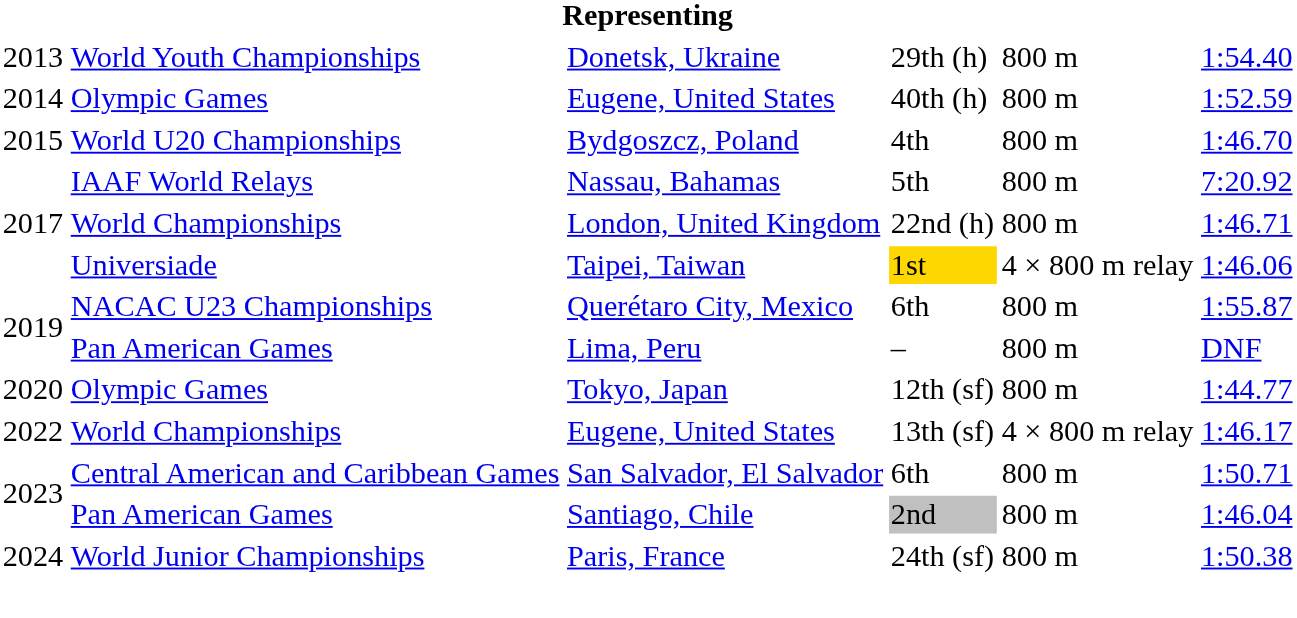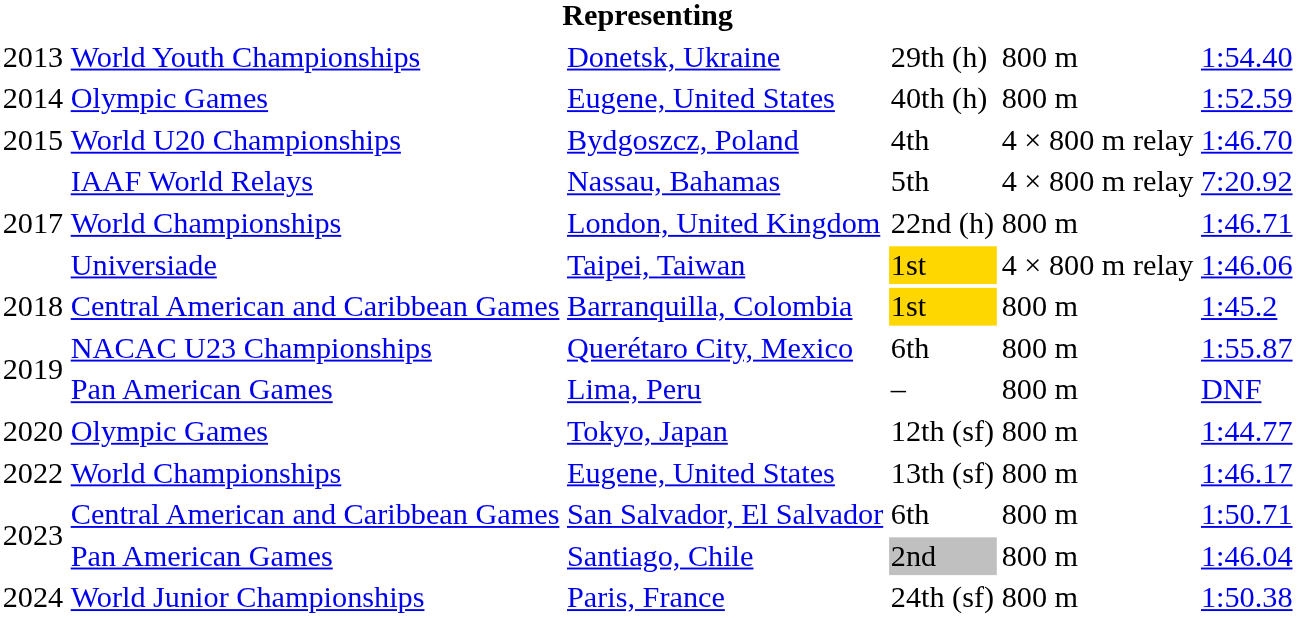(1040, 139) 800 m -> (1098, 139) 4 × 800 m relay
(1040, 181) 800 m -> (1098, 181) 4 × 800 m relay
+ row: (710, 306)
(1098, 431) 4 × 800 m relay -> (1040, 472) 800 m
